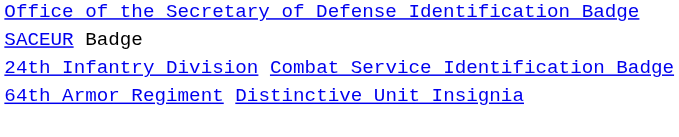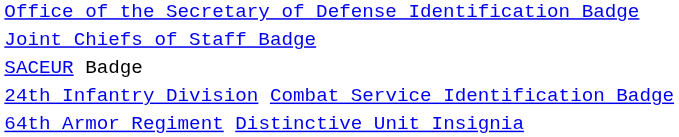+ row: (160, 40)
